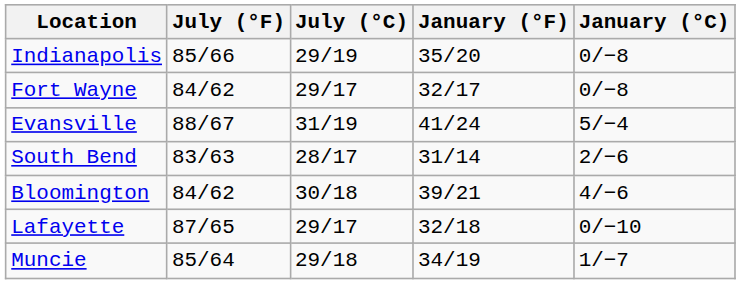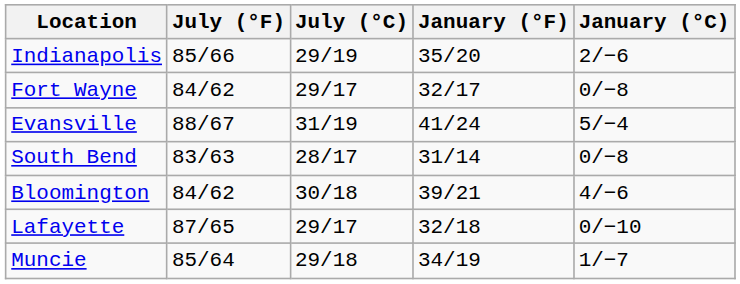(604, 56) 0/−8 -> (604, 56) 2/−6
(604, 158) 2/−6 -> (604, 158) 0/−8
